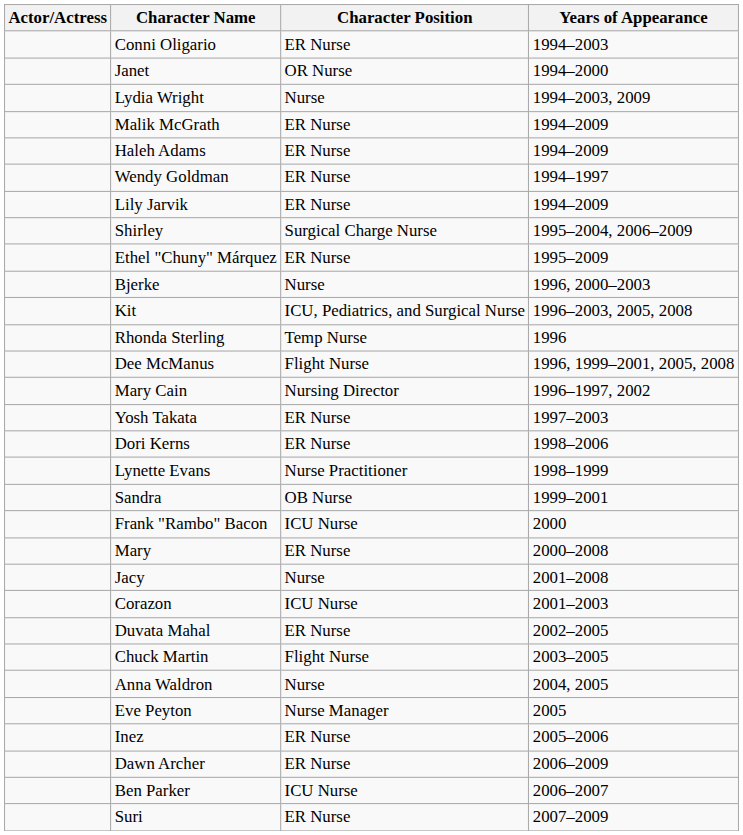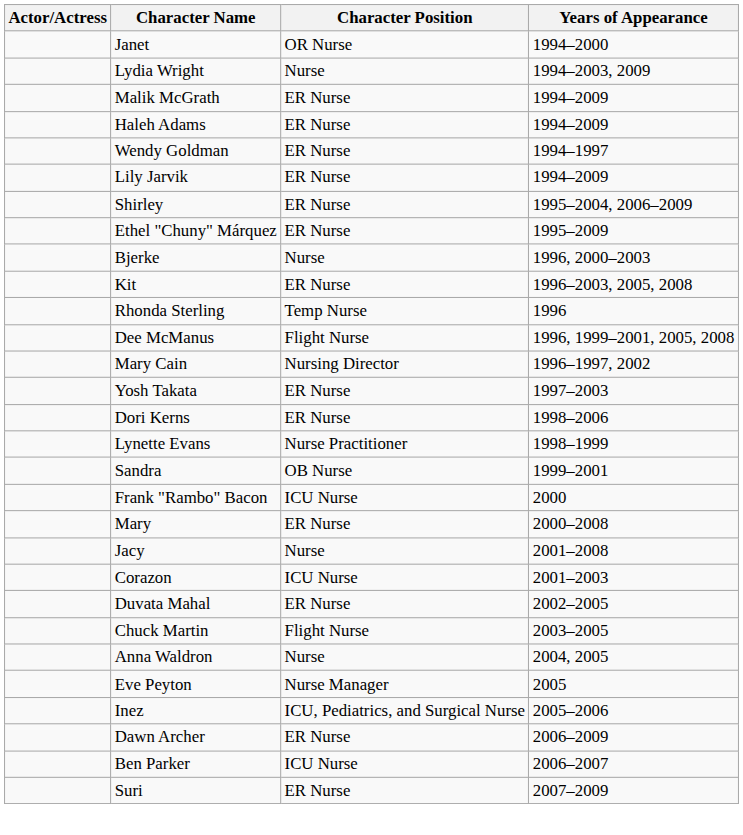- row: (165, 44)
(361, 230) Surgical Charge Nurse -> (317, 204) ER Nurse
(405, 310) ICU, Pediatrics, and Surgical Nurse -> (317, 284) ER Nurse
(317, 737) ER Nurse -> (405, 710) ICU, Pediatrics, and Surgical Nurse
